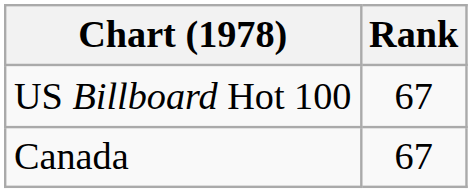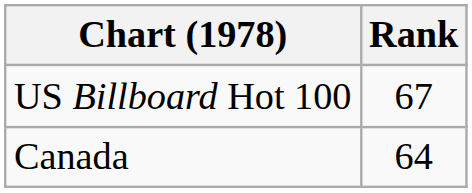(414, 156) 67 -> (414, 156) 64
